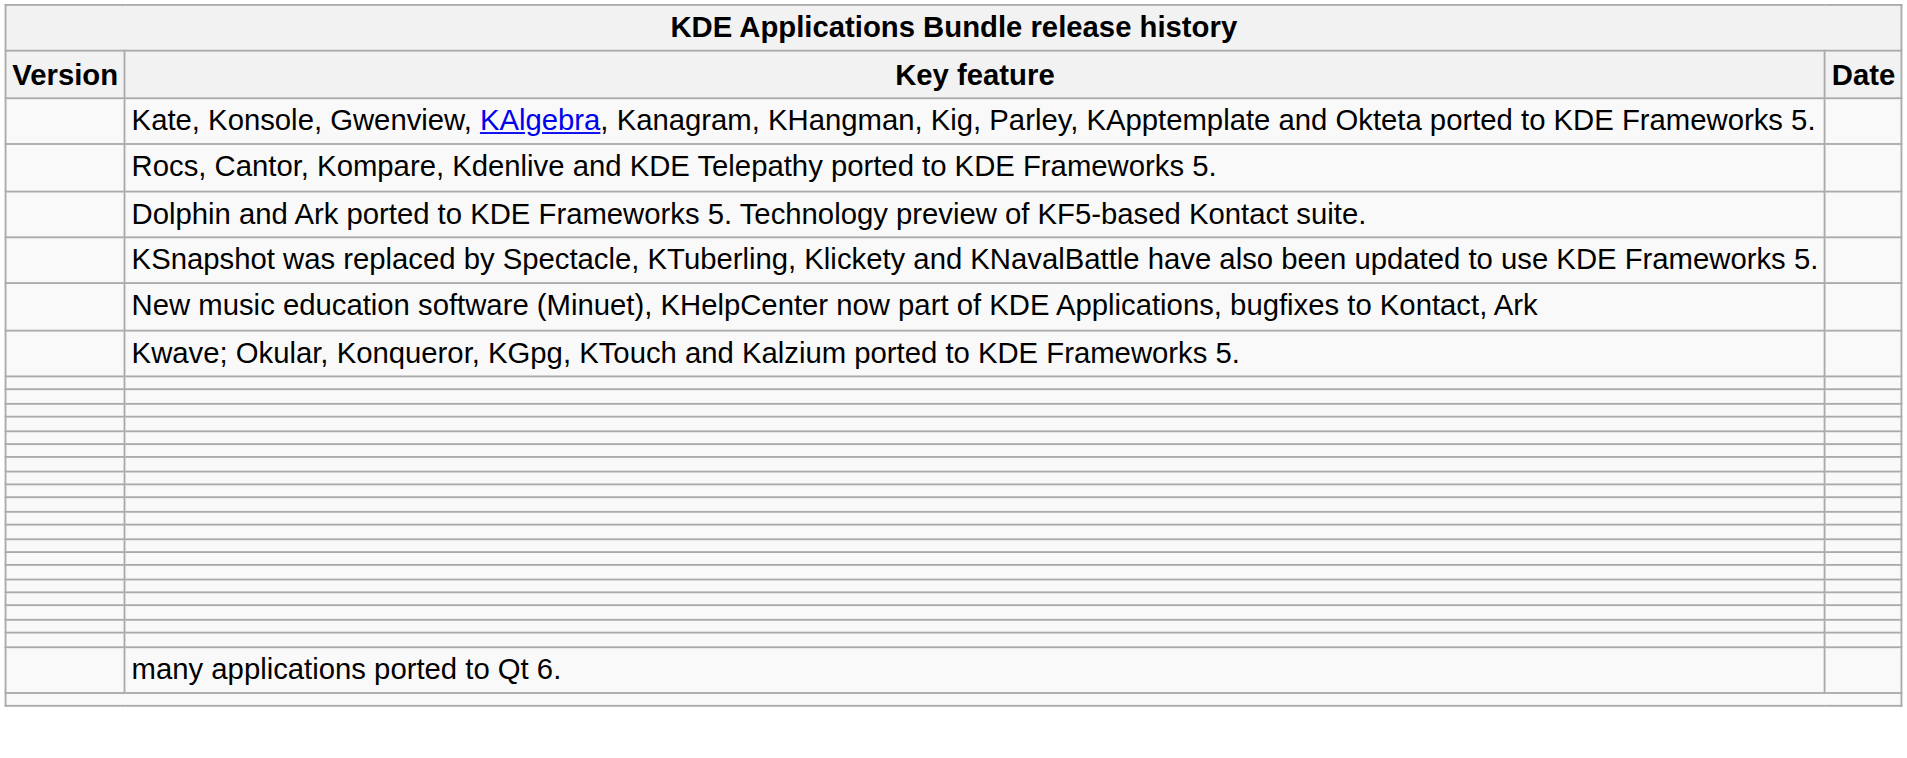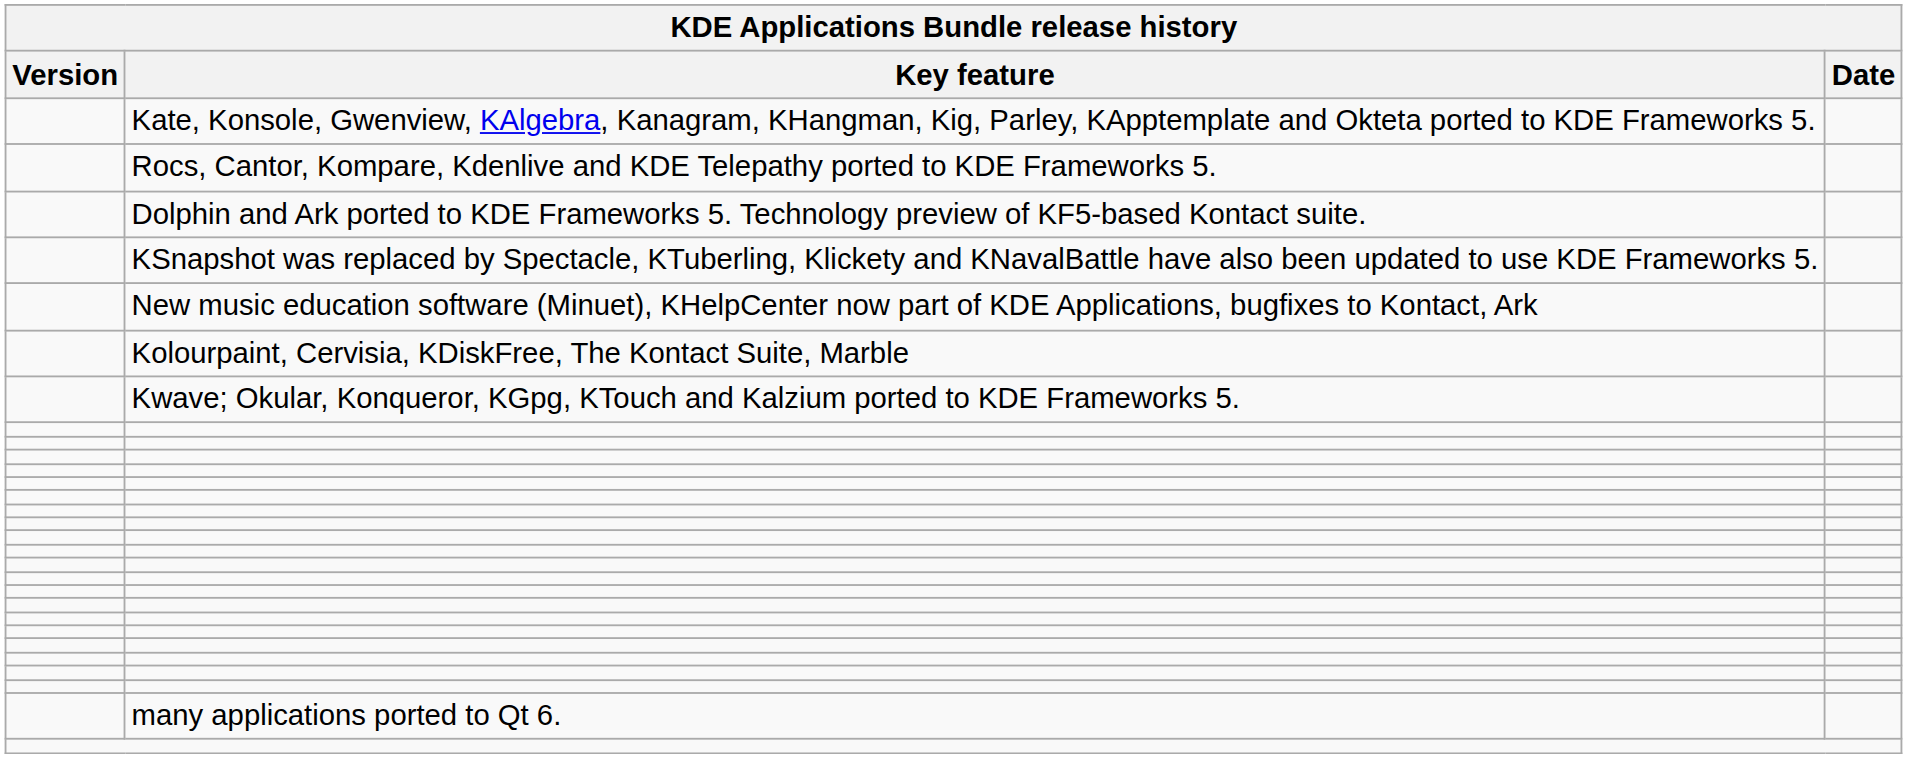+ row: (65, 353)
